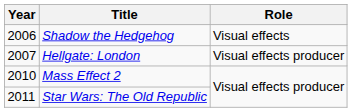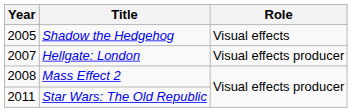(22, 35) 2006 -> (22, 35) 2005
(22, 76) 2010 -> (22, 76) 2008
